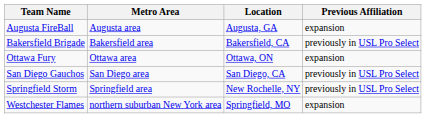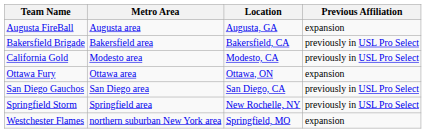+ row: (37, 58)
